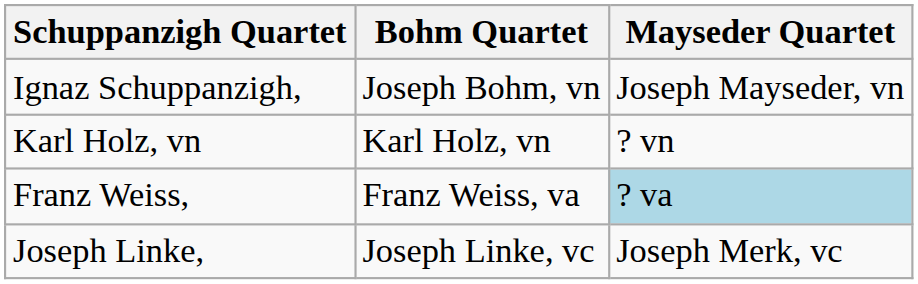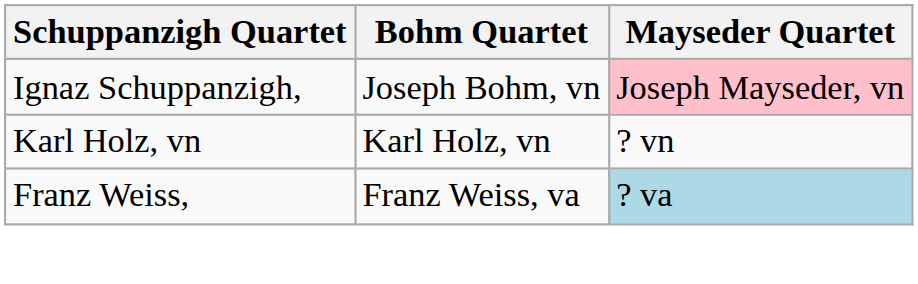(760, 86) no background -> (760, 86) pink background
- row: (109, 250)
